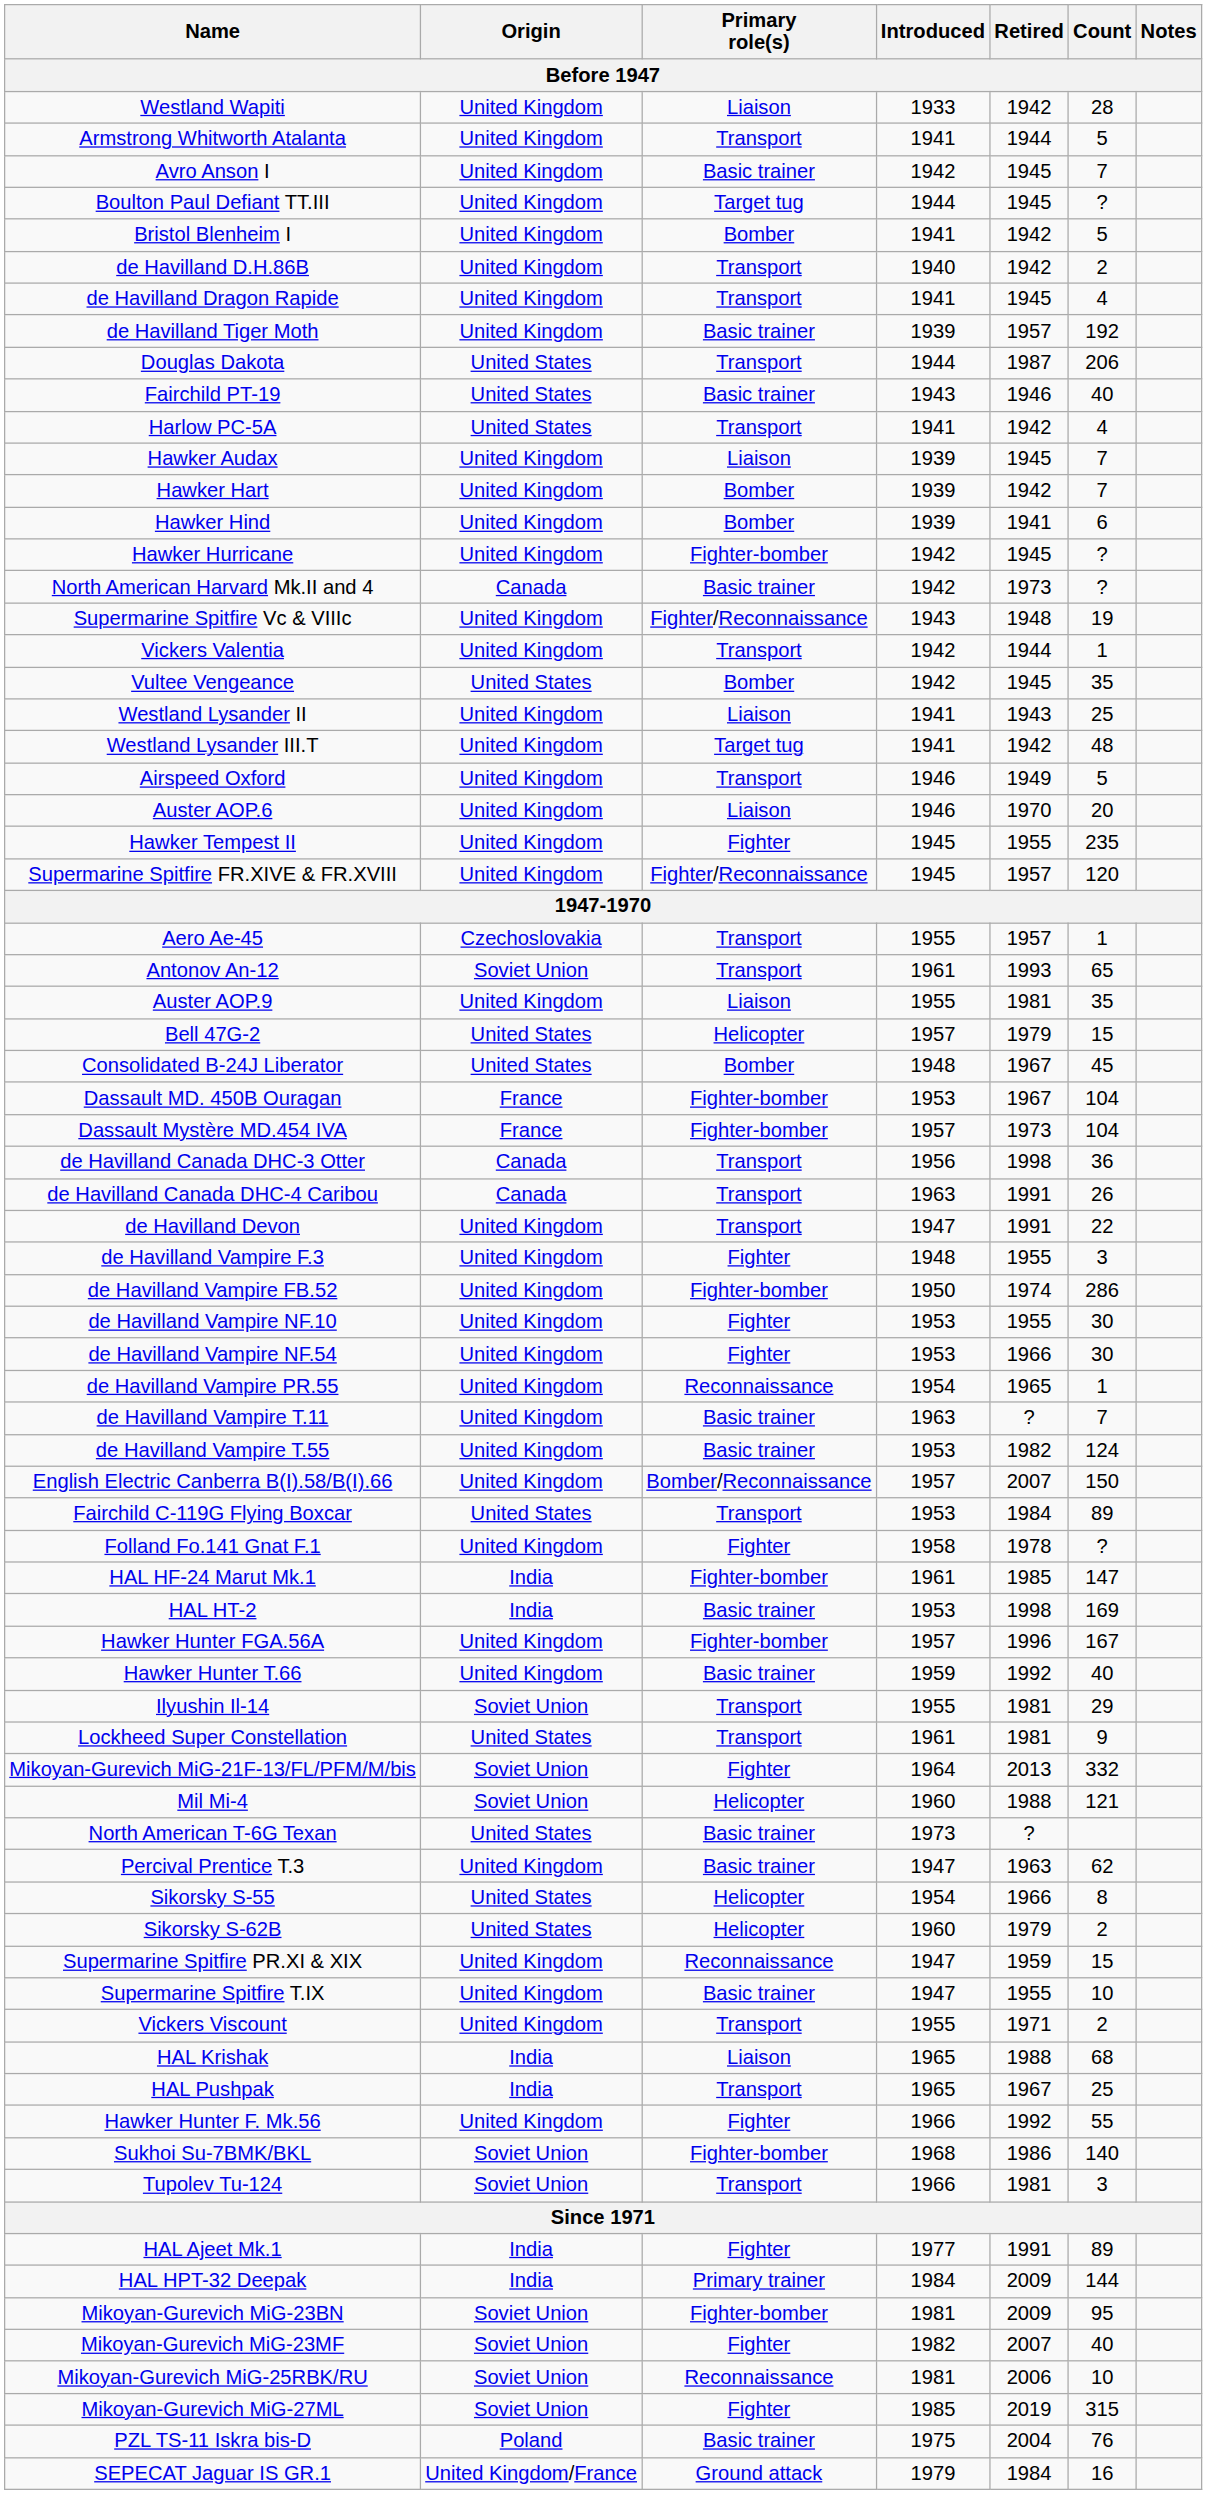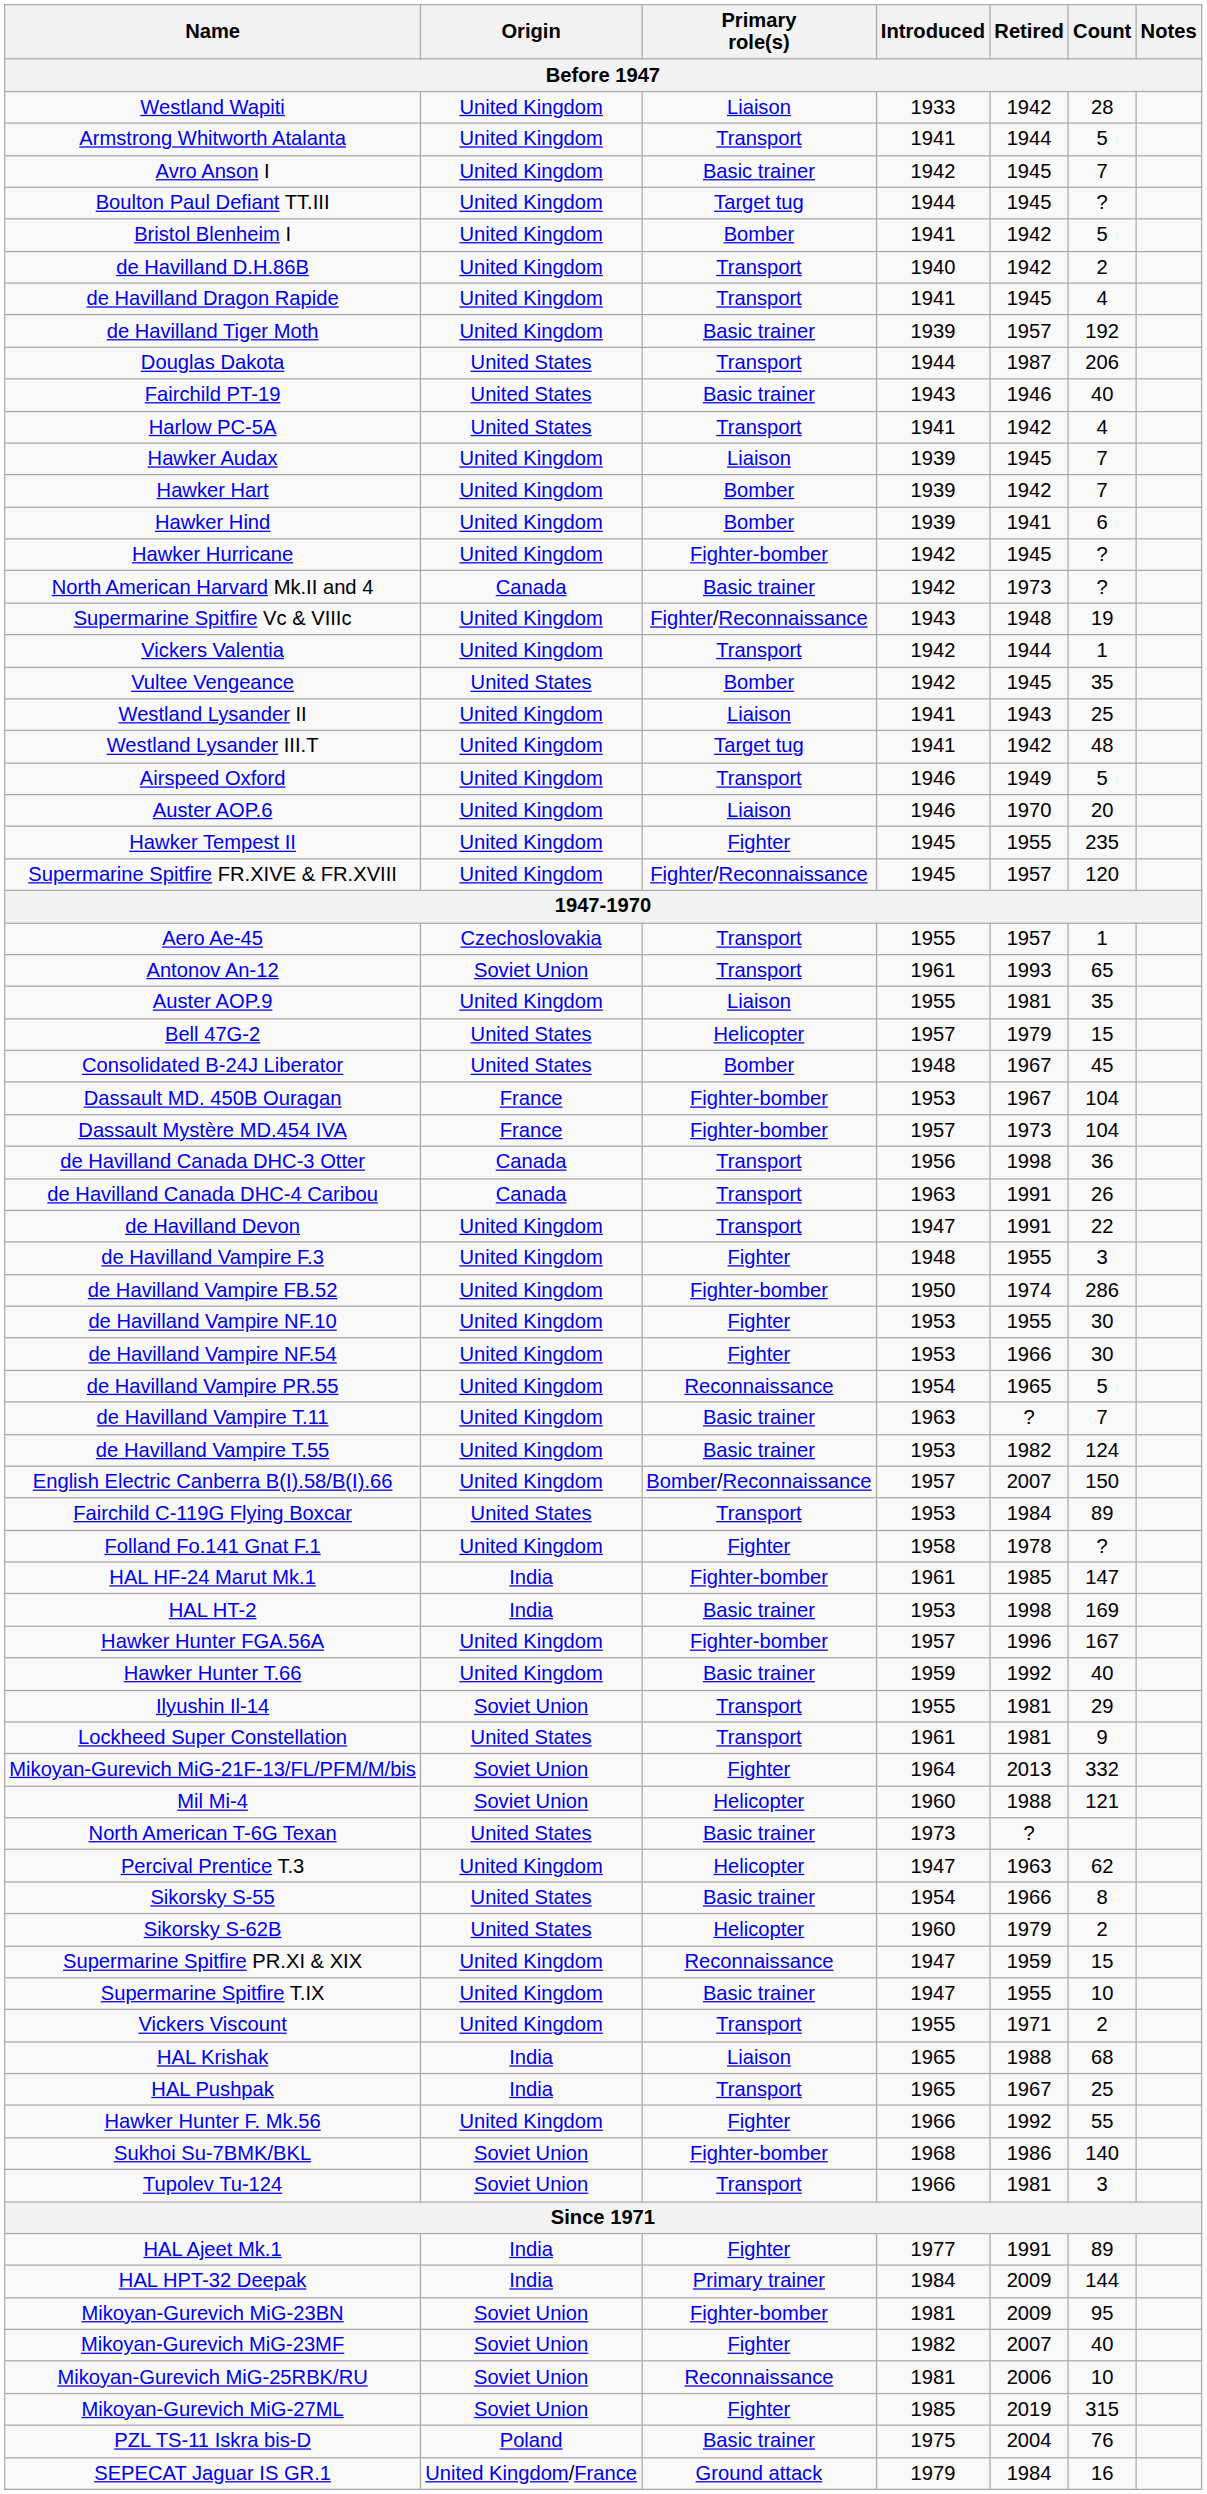(1102, 1386) 1 -> (1102, 1386) 5
(759, 1865) Basic trainer -> (759, 1865) Helicopter
(759, 1897) Helicopter -> (759, 1897) Basic trainer
